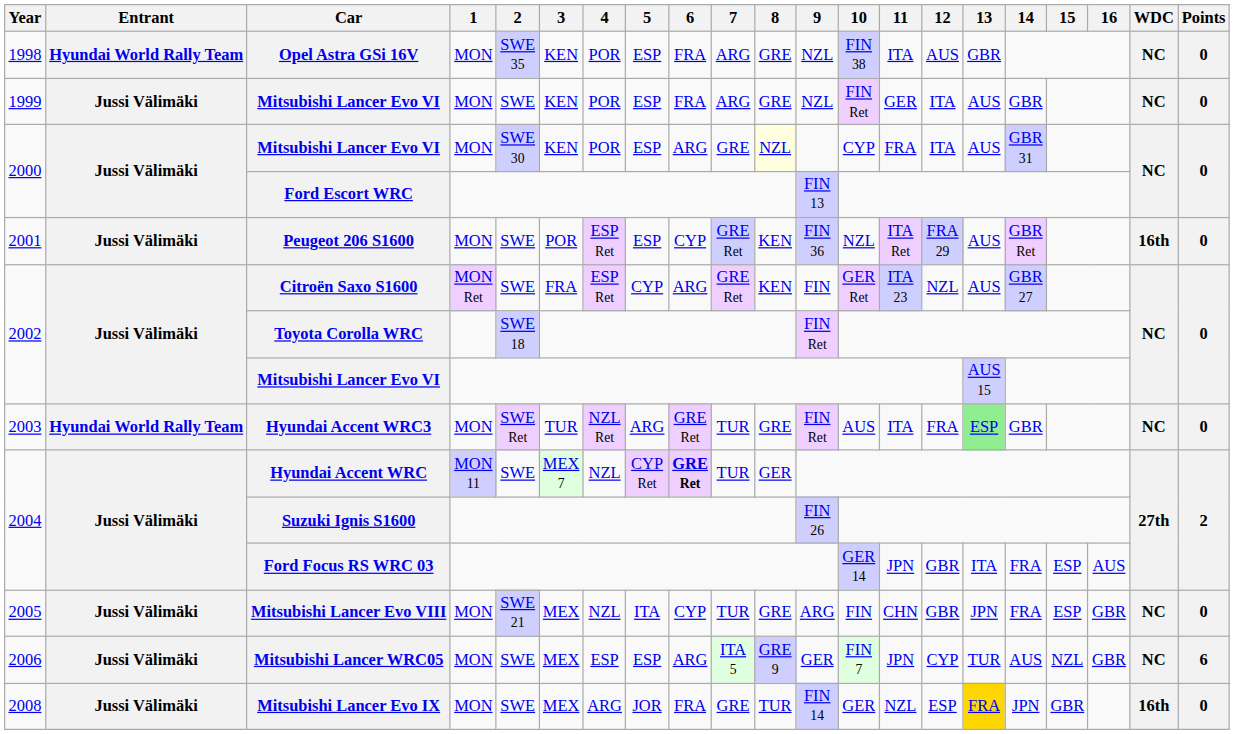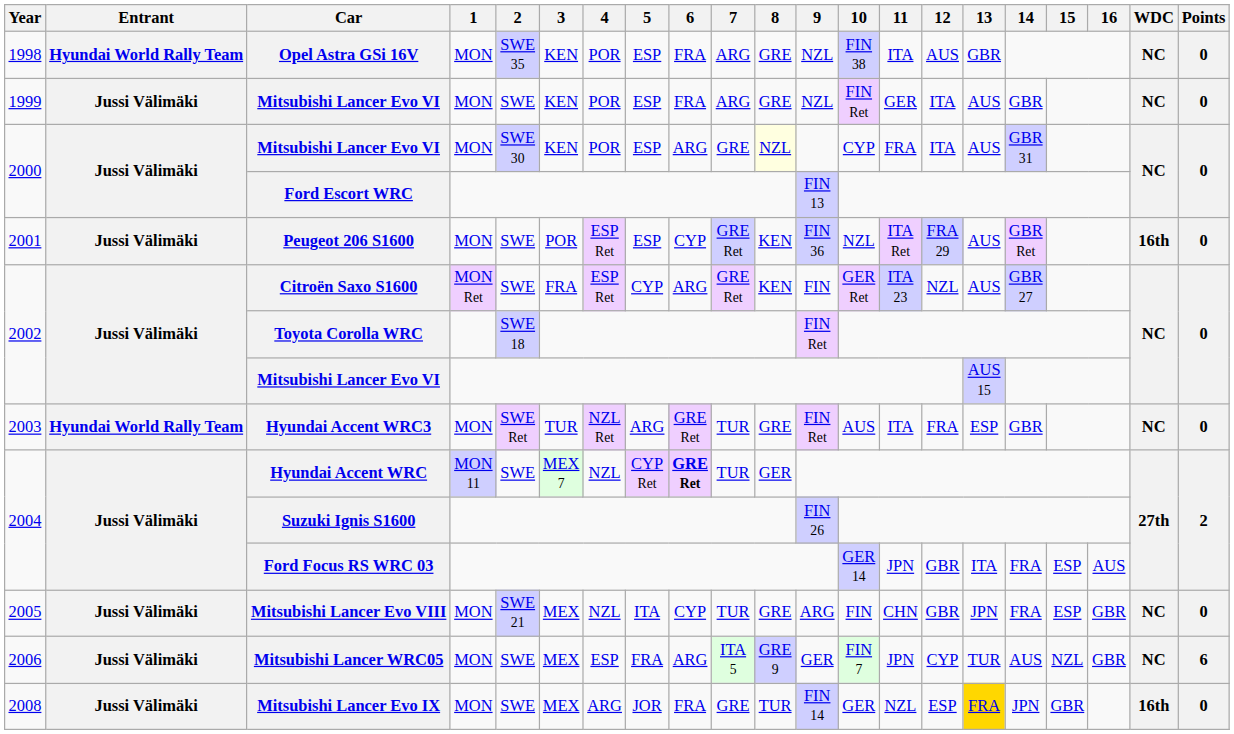(984, 426) lightgreen background -> (984, 426) no background
(647, 659) ESP -> (647, 659) FRA
